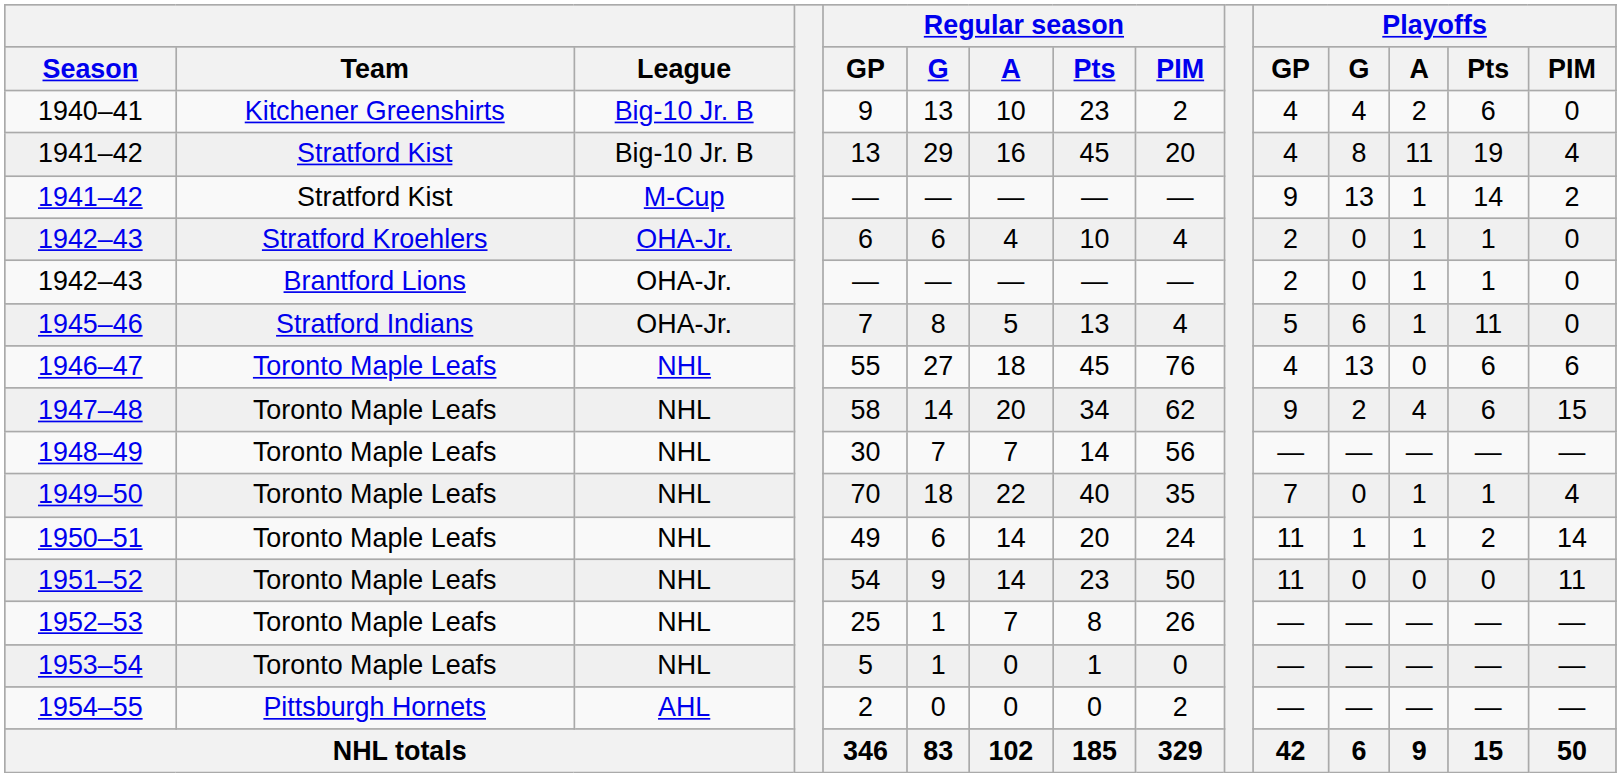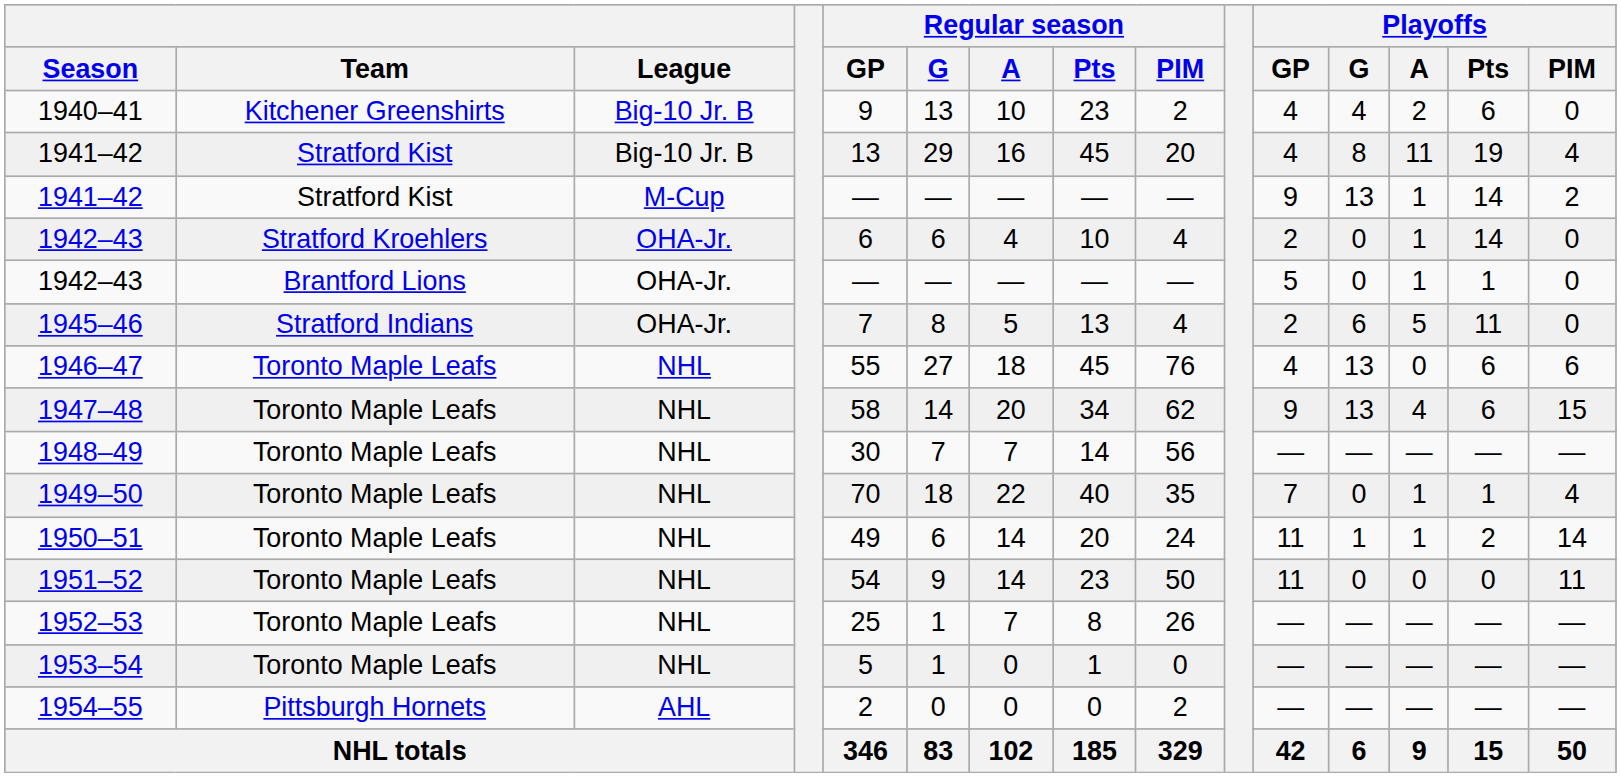(1488, 238) 1 -> (1488, 238) 14
(1291, 281) 2 -> (1291, 281) 5
(1291, 324) 5 -> (1291, 324) 2
(1419, 324) 1 -> (1419, 324) 5
(1359, 409) 2 -> (1359, 409) 13
